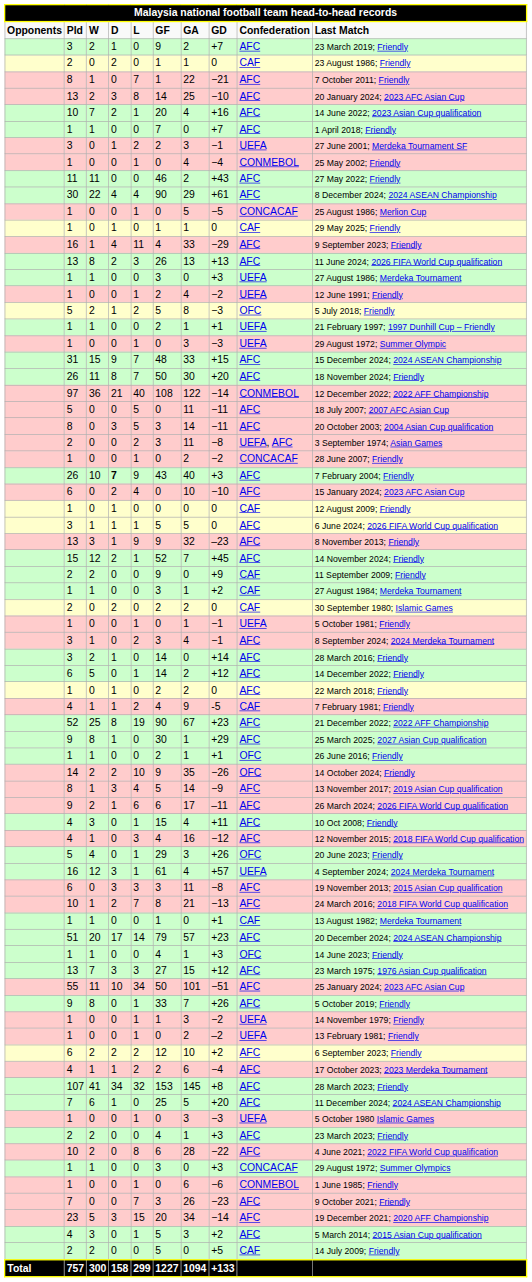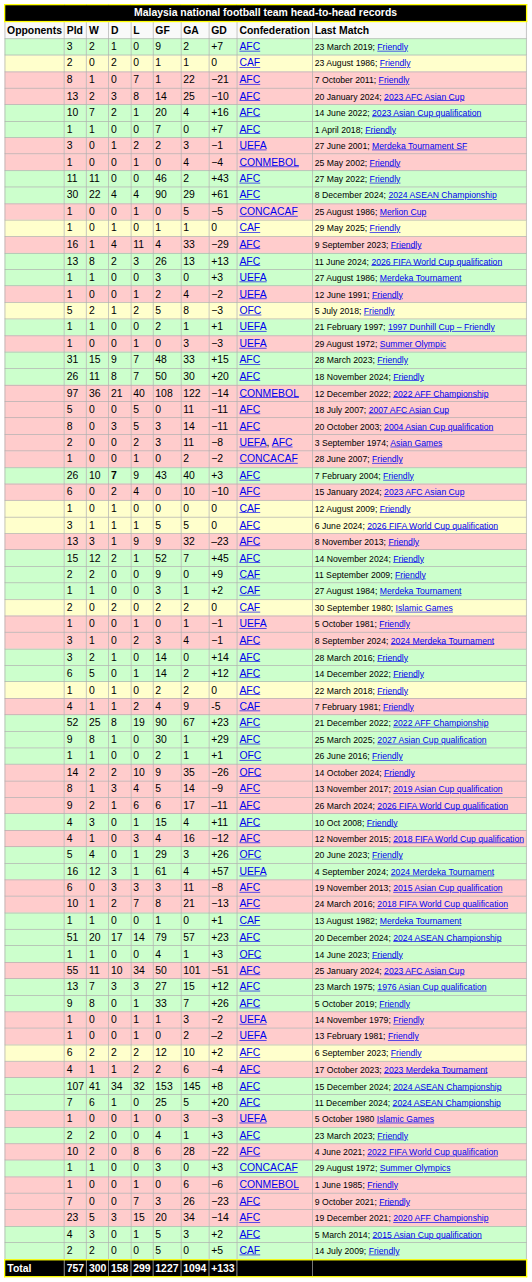(408, 361) 15 December 2024; 2024 ASEAN Championship -> (361, 361) 28 March 2023; Friendly
rows swapped: (73, 987) <-> (73, 970)
(361, 1086) 28 March 2023; Friendly -> (408, 1086) 15 December 2024; 2024 ASEAN Championship
